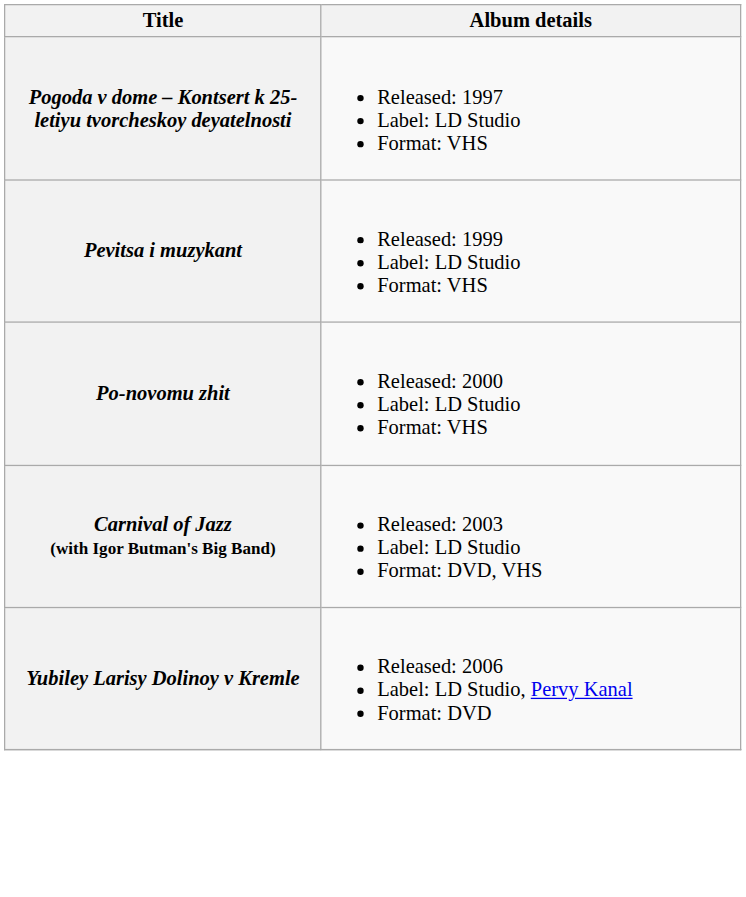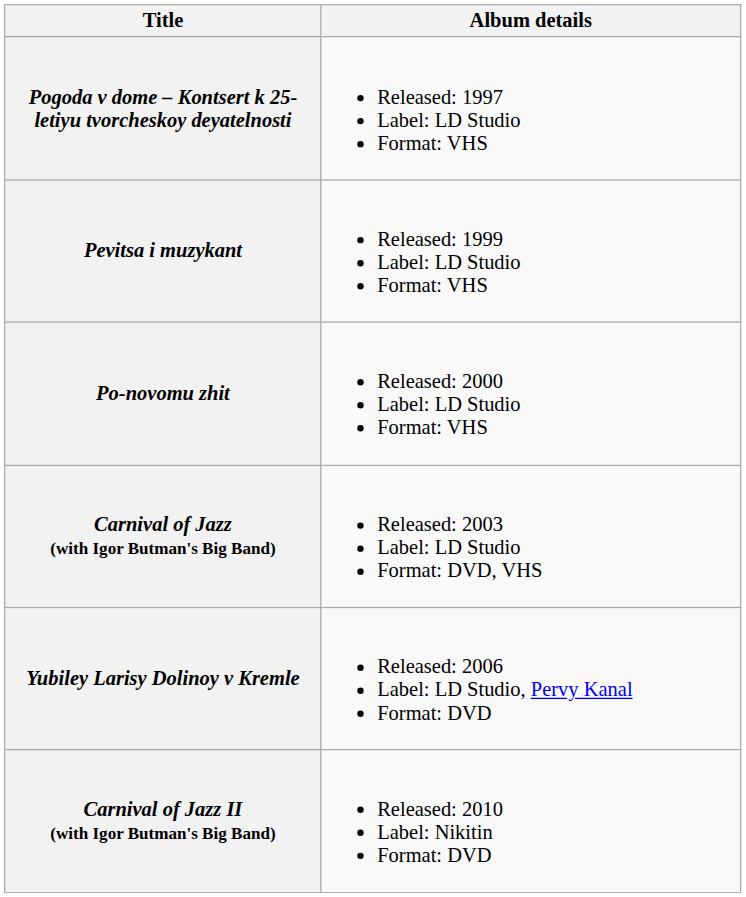+ row: (163, 821)
